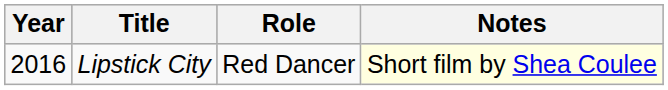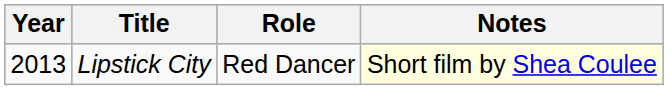(38, 63) 2016 -> (38, 63) 2013
